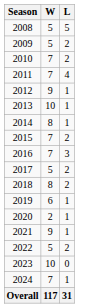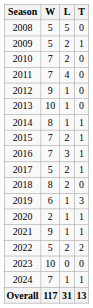+ column: (81, 12)
